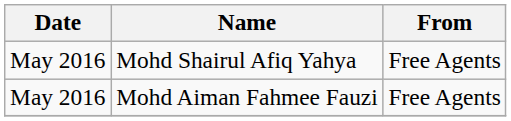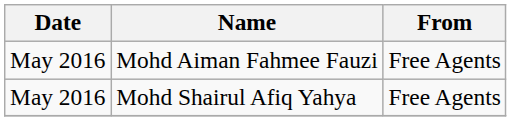rows swapped: (236, 60) <-> (247, 97)
